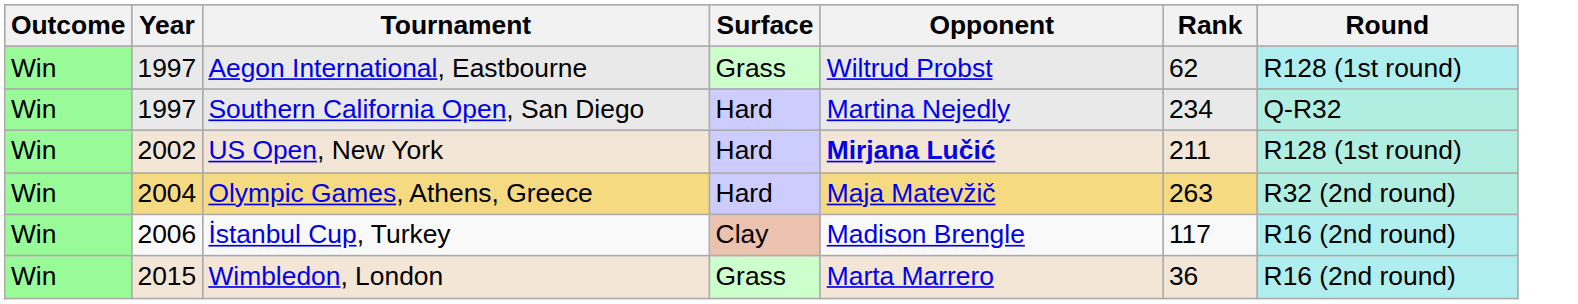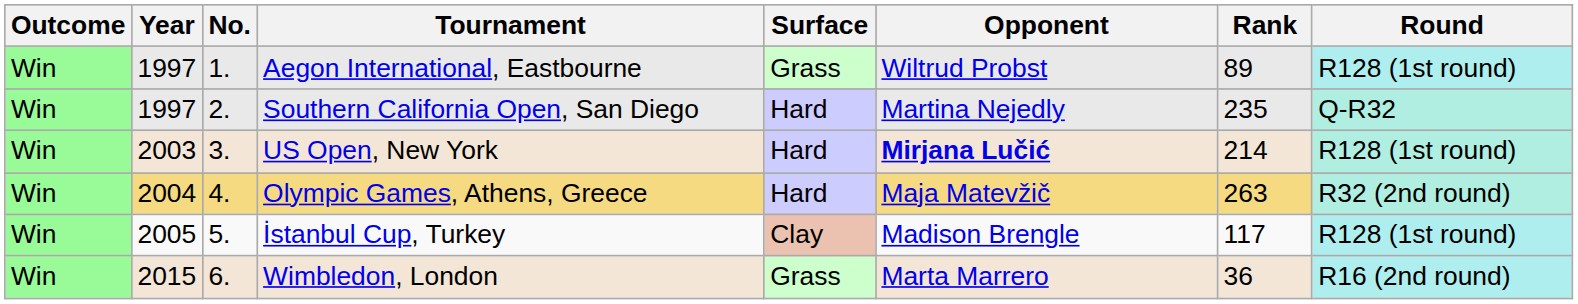+ column: (230, 25)
(1184, 67) 62 -> (1238, 67) 89
(1191, 109) 234 -> (1246, 109) 235
(167, 151) 2002 -> (167, 151) 2003
(1190, 151) 211 -> (1246, 151) 214
(167, 234) 2006 -> (167, 234) 2005
(1360, 234) R16 (2nd round) -> (1417, 234) R128 (1st round)
